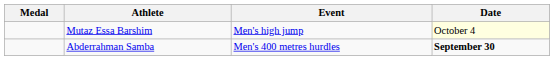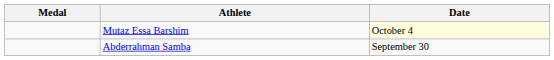- column: (331, 13)
(464, 47) bold -> (400, 47) normal
